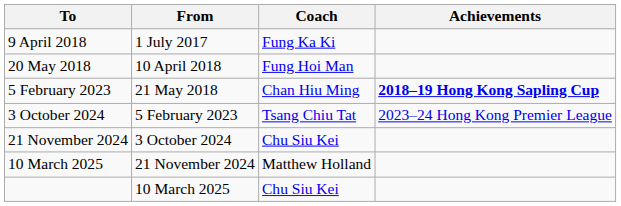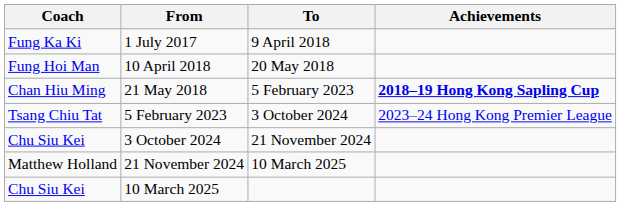columns swapped: (317, 16) <-> (68, 16)
